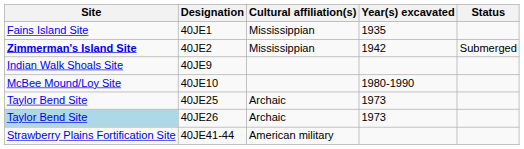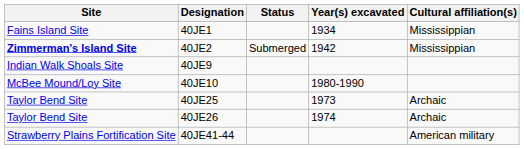columns swapped: (303, 13) <-> (488, 13)
(374, 30) 1935 -> (323, 30) 1934
(47, 118) lightblue background -> (47, 118) no background
(374, 118) 1973 -> (323, 118) 1974
